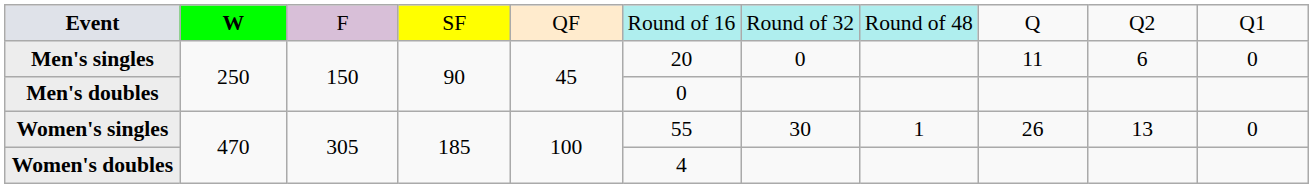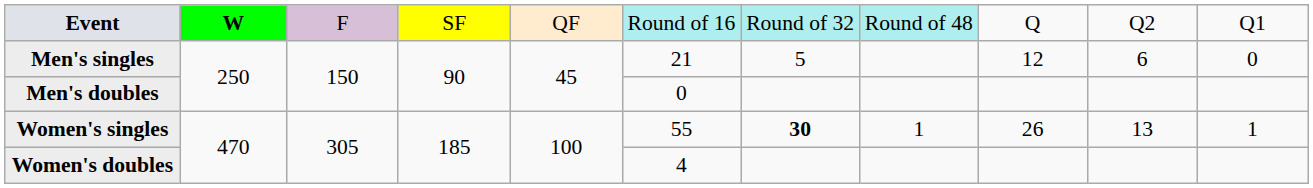(681, 58) 20 -> (681, 58) 21
(800, 58) 0 -> (800, 58) 5
(1033, 58) 11 -> (1033, 58) 12
(800, 129) normal -> (800, 129) bold
(1253, 129) 0 -> (1253, 129) 1
